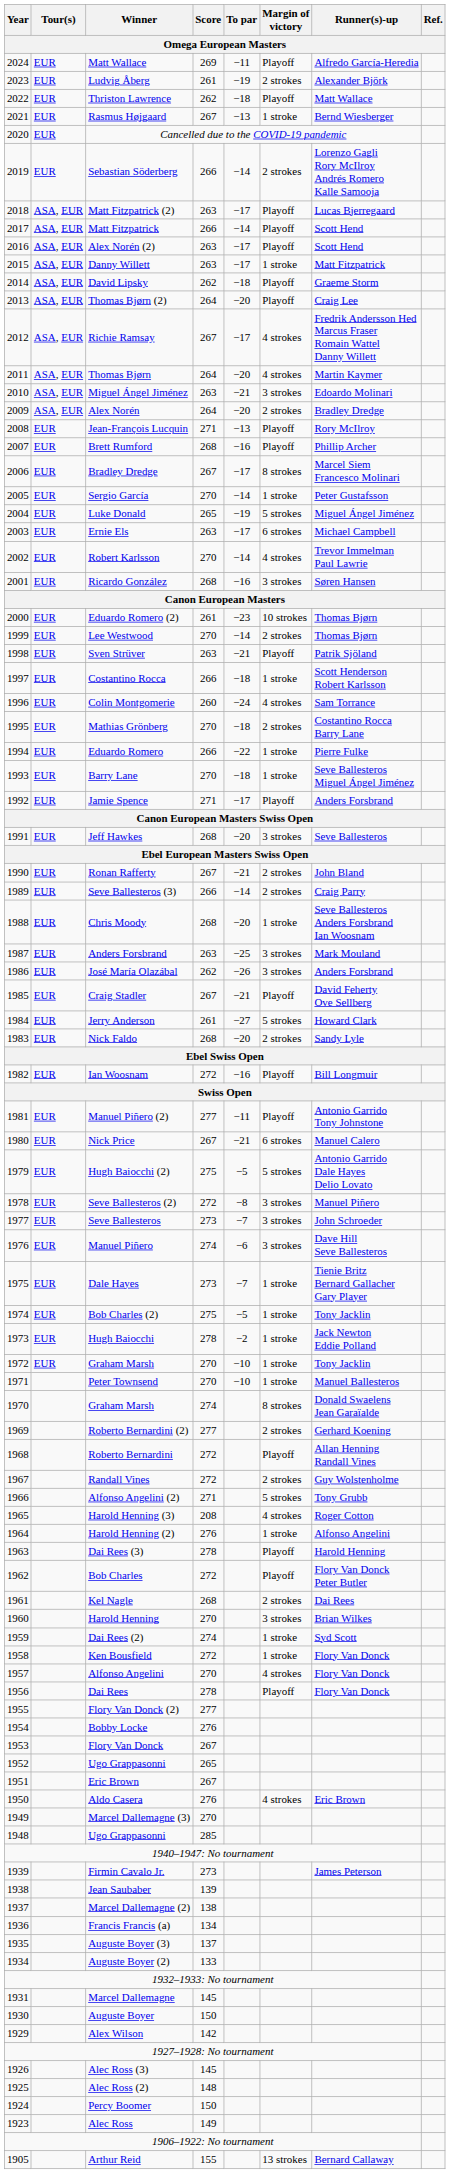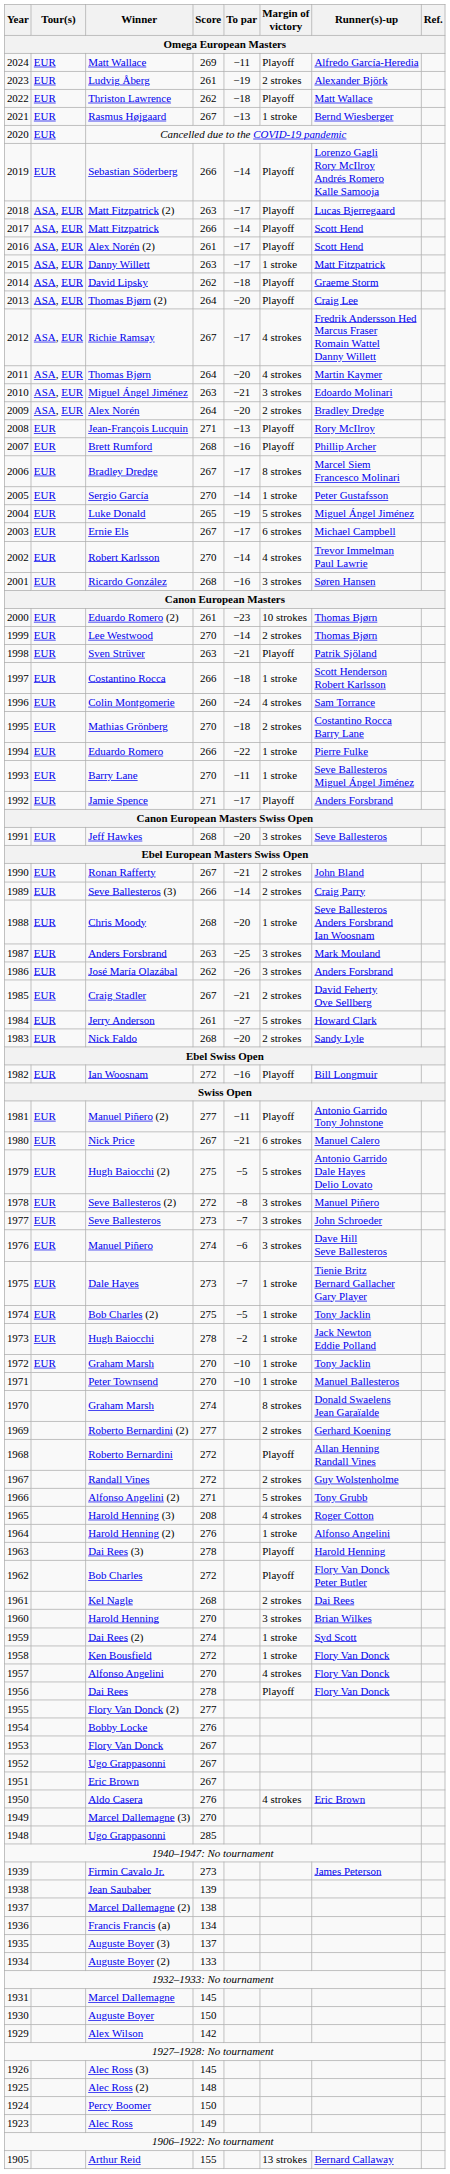(282, 172) 2 strokes -> (278, 172) Playoff
(208, 246) 263 -> (208, 246) 261
(208, 532) 263 -> (208, 532) 267
(242, 776) −18 -> (242, 776) −11
(278, 995) Playoff -> (282, 995) 2 strokes
(208, 1763) 265 -> (208, 1763) 267
